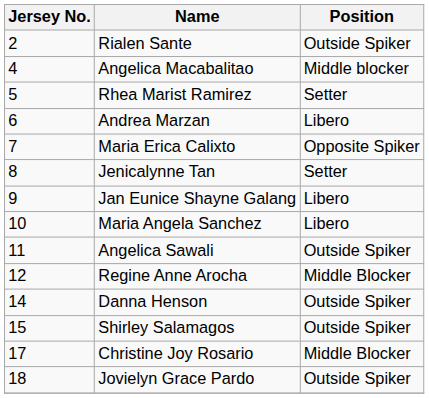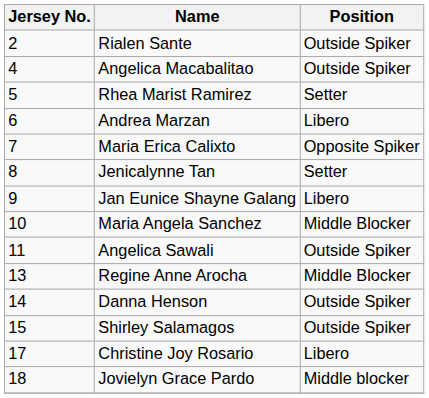(356, 69) Middle blocker -> (357, 69) Outside Spiker
(326, 224) Libero -> (357, 224) Middle Blocker
(17, 276) 12 -> (17, 276) 13
(357, 353) Middle Blocker -> (326, 353) Libero
(357, 379) Outside Spiker -> (356, 379) Middle blocker
